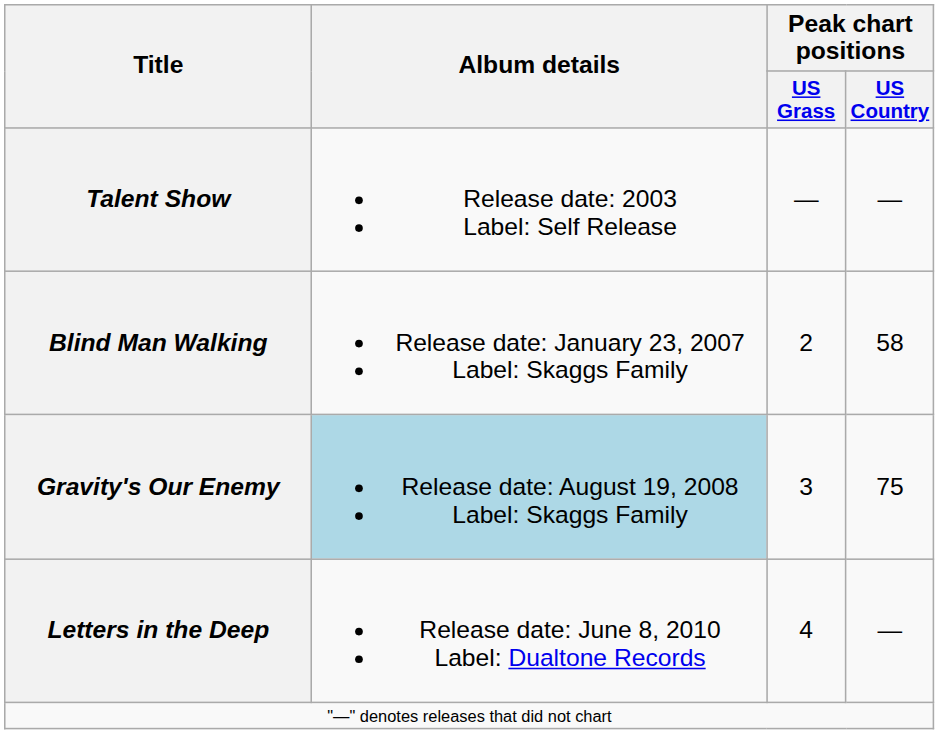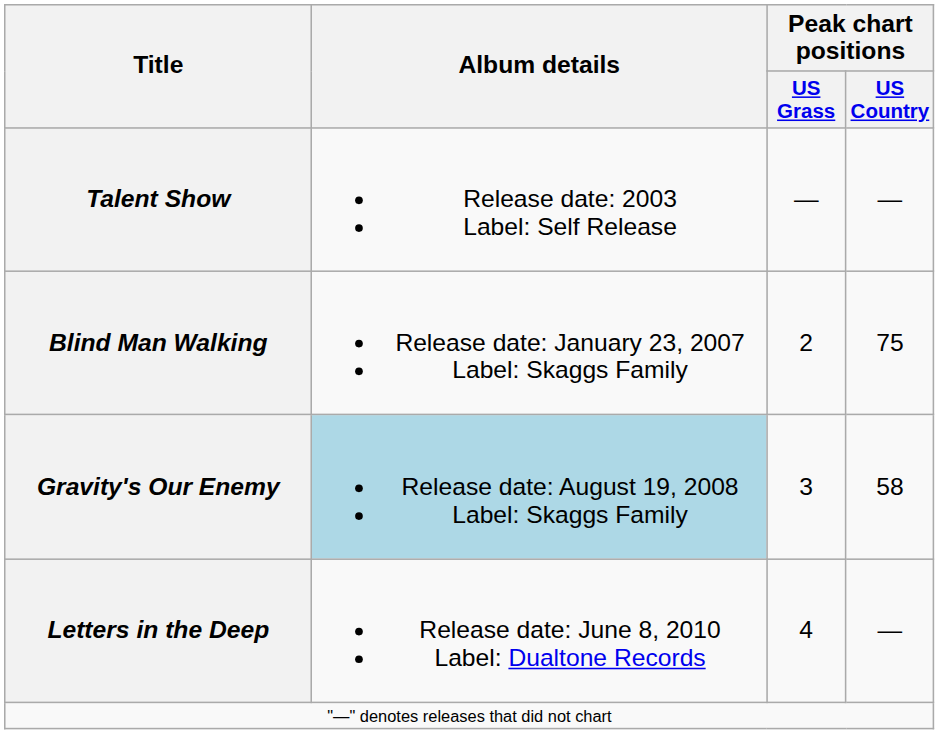(890, 342) 58 -> (890, 342) 75
(890, 486) 75 -> (890, 486) 58
